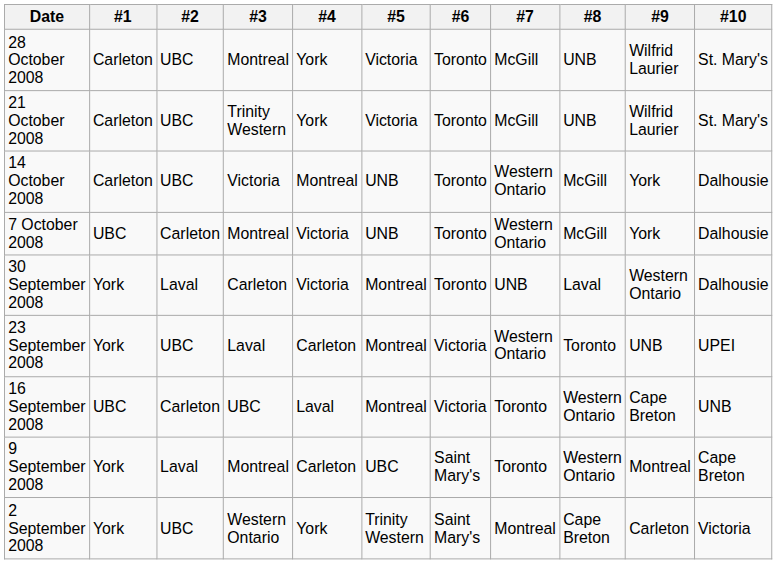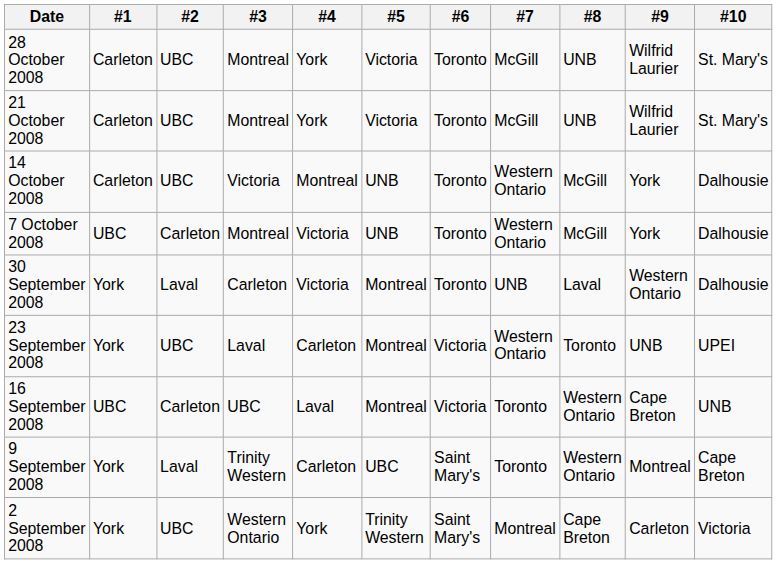(257, 120) Trinity Western -> (258, 120) Montreal
(258, 467) Montreal -> (257, 467) Trinity Western
